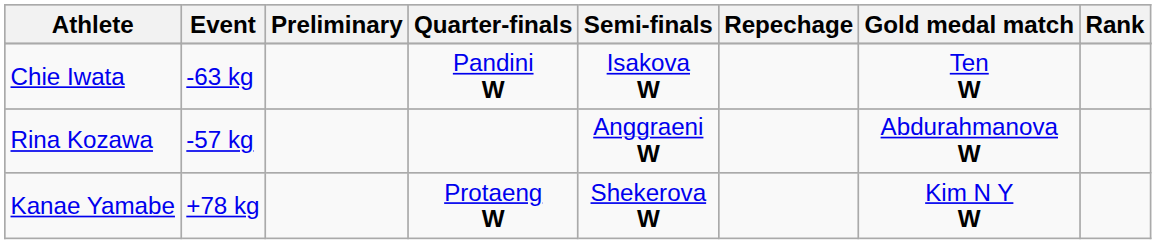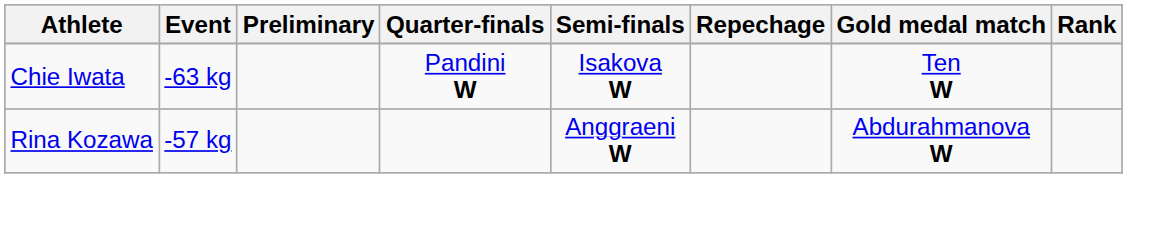- row: (93, 206)
